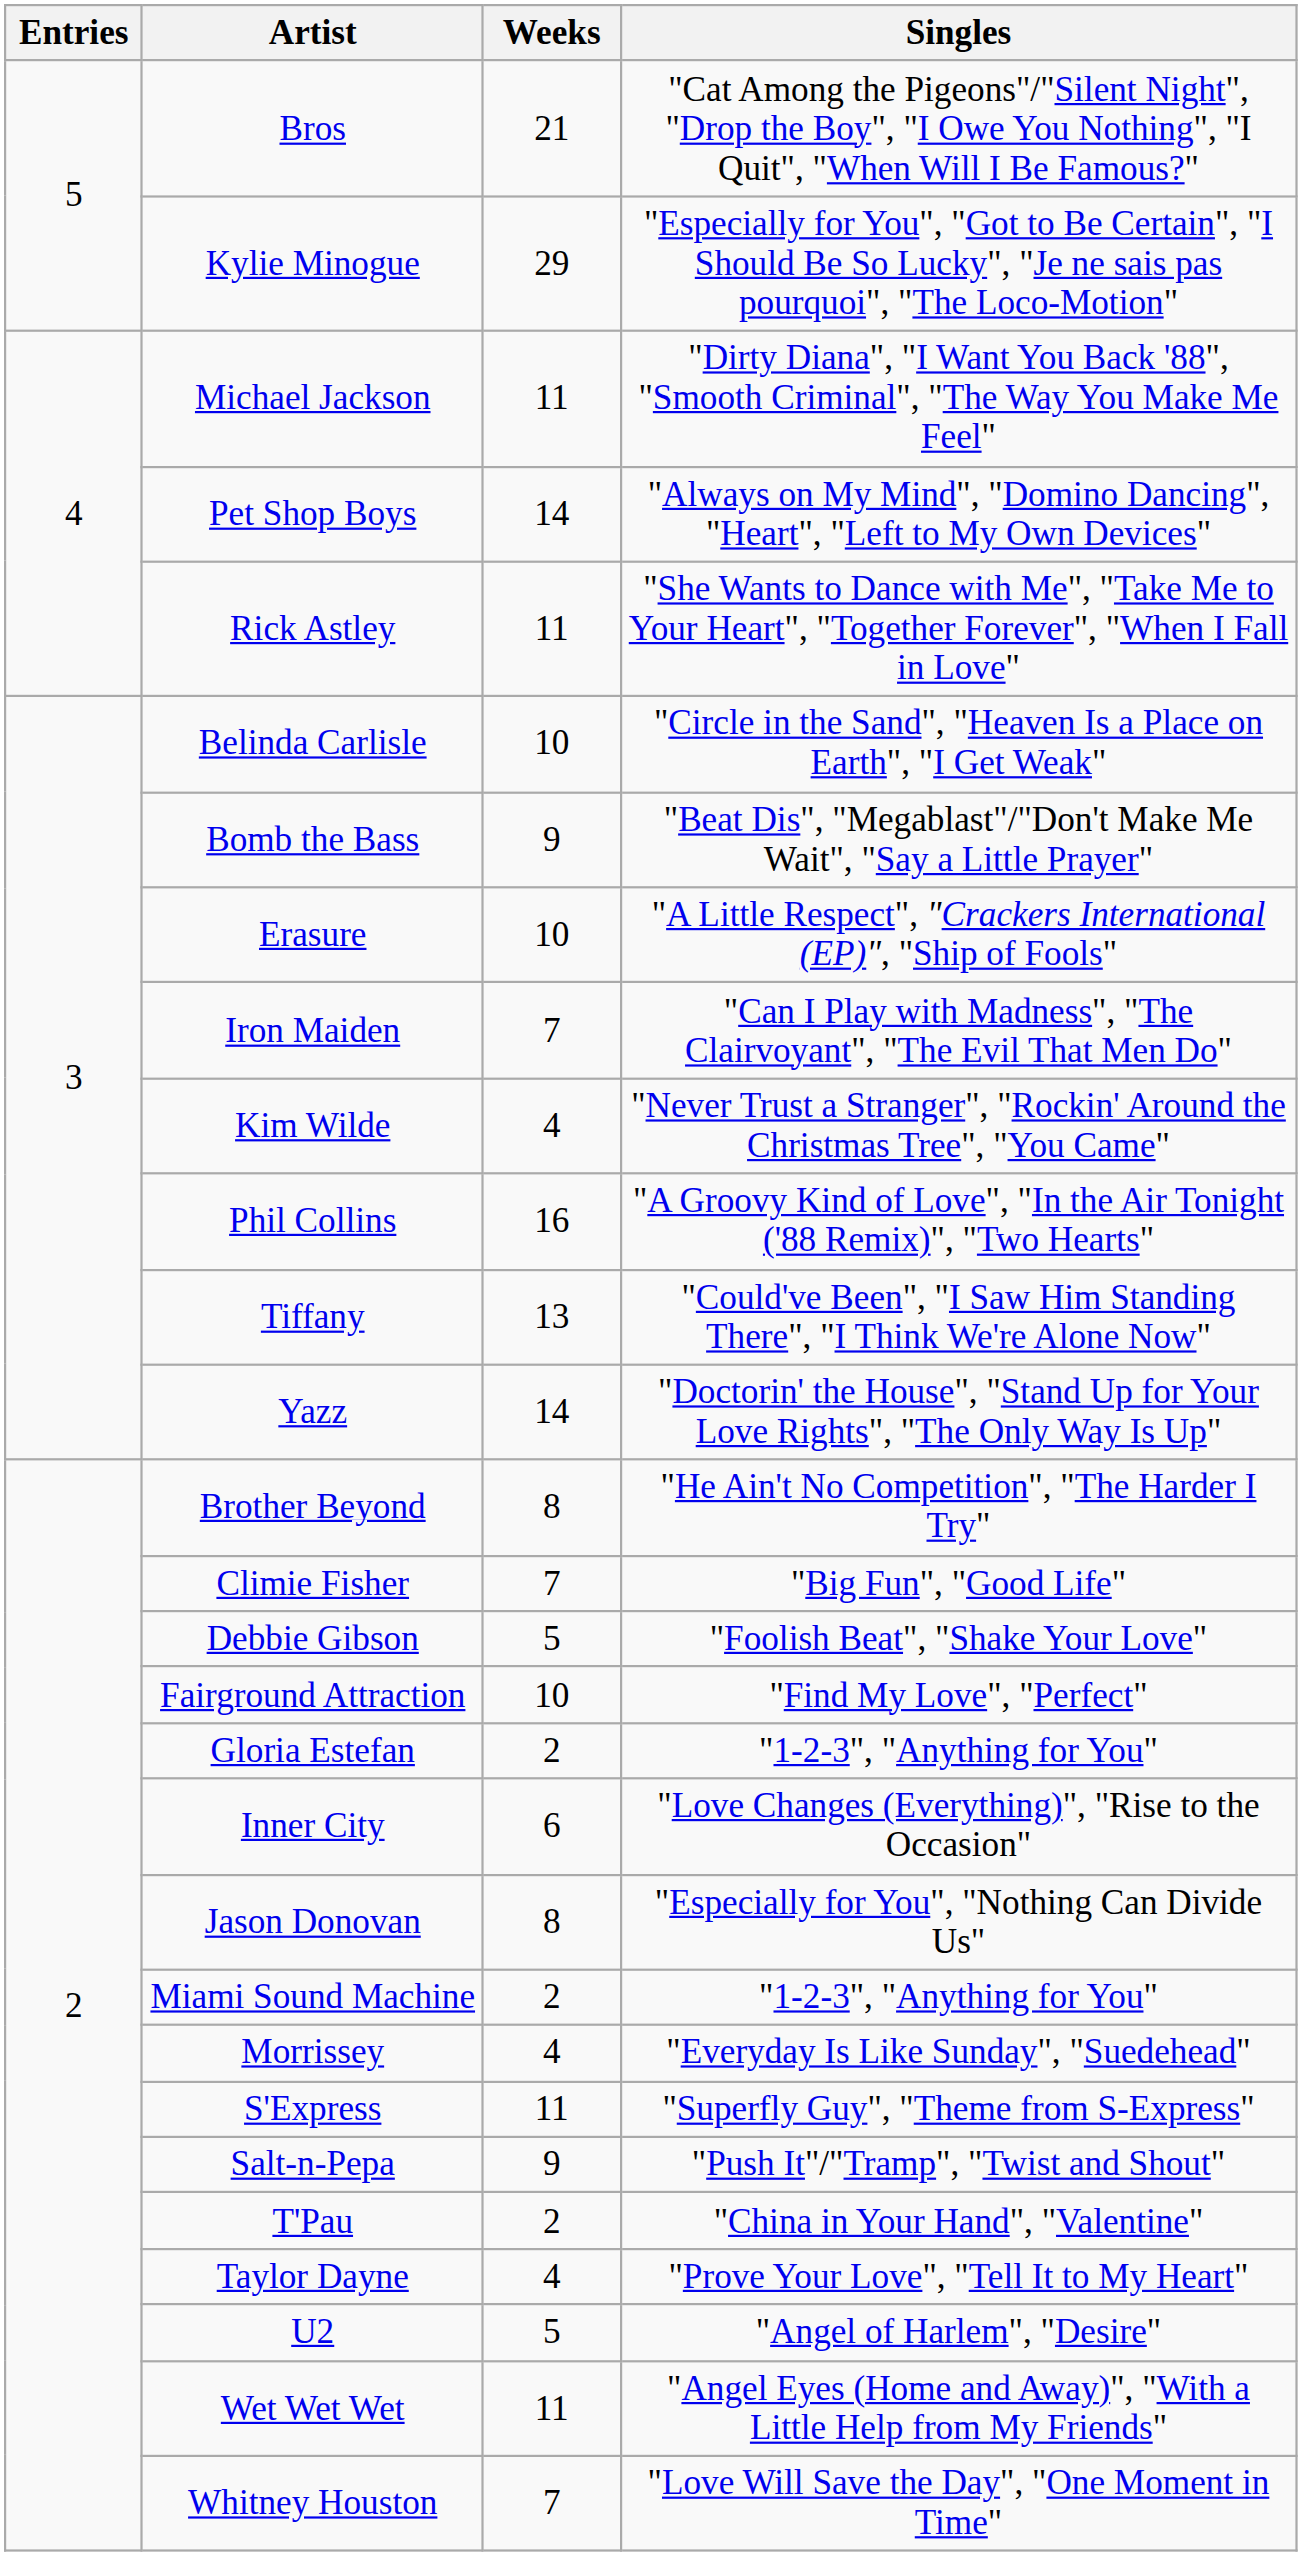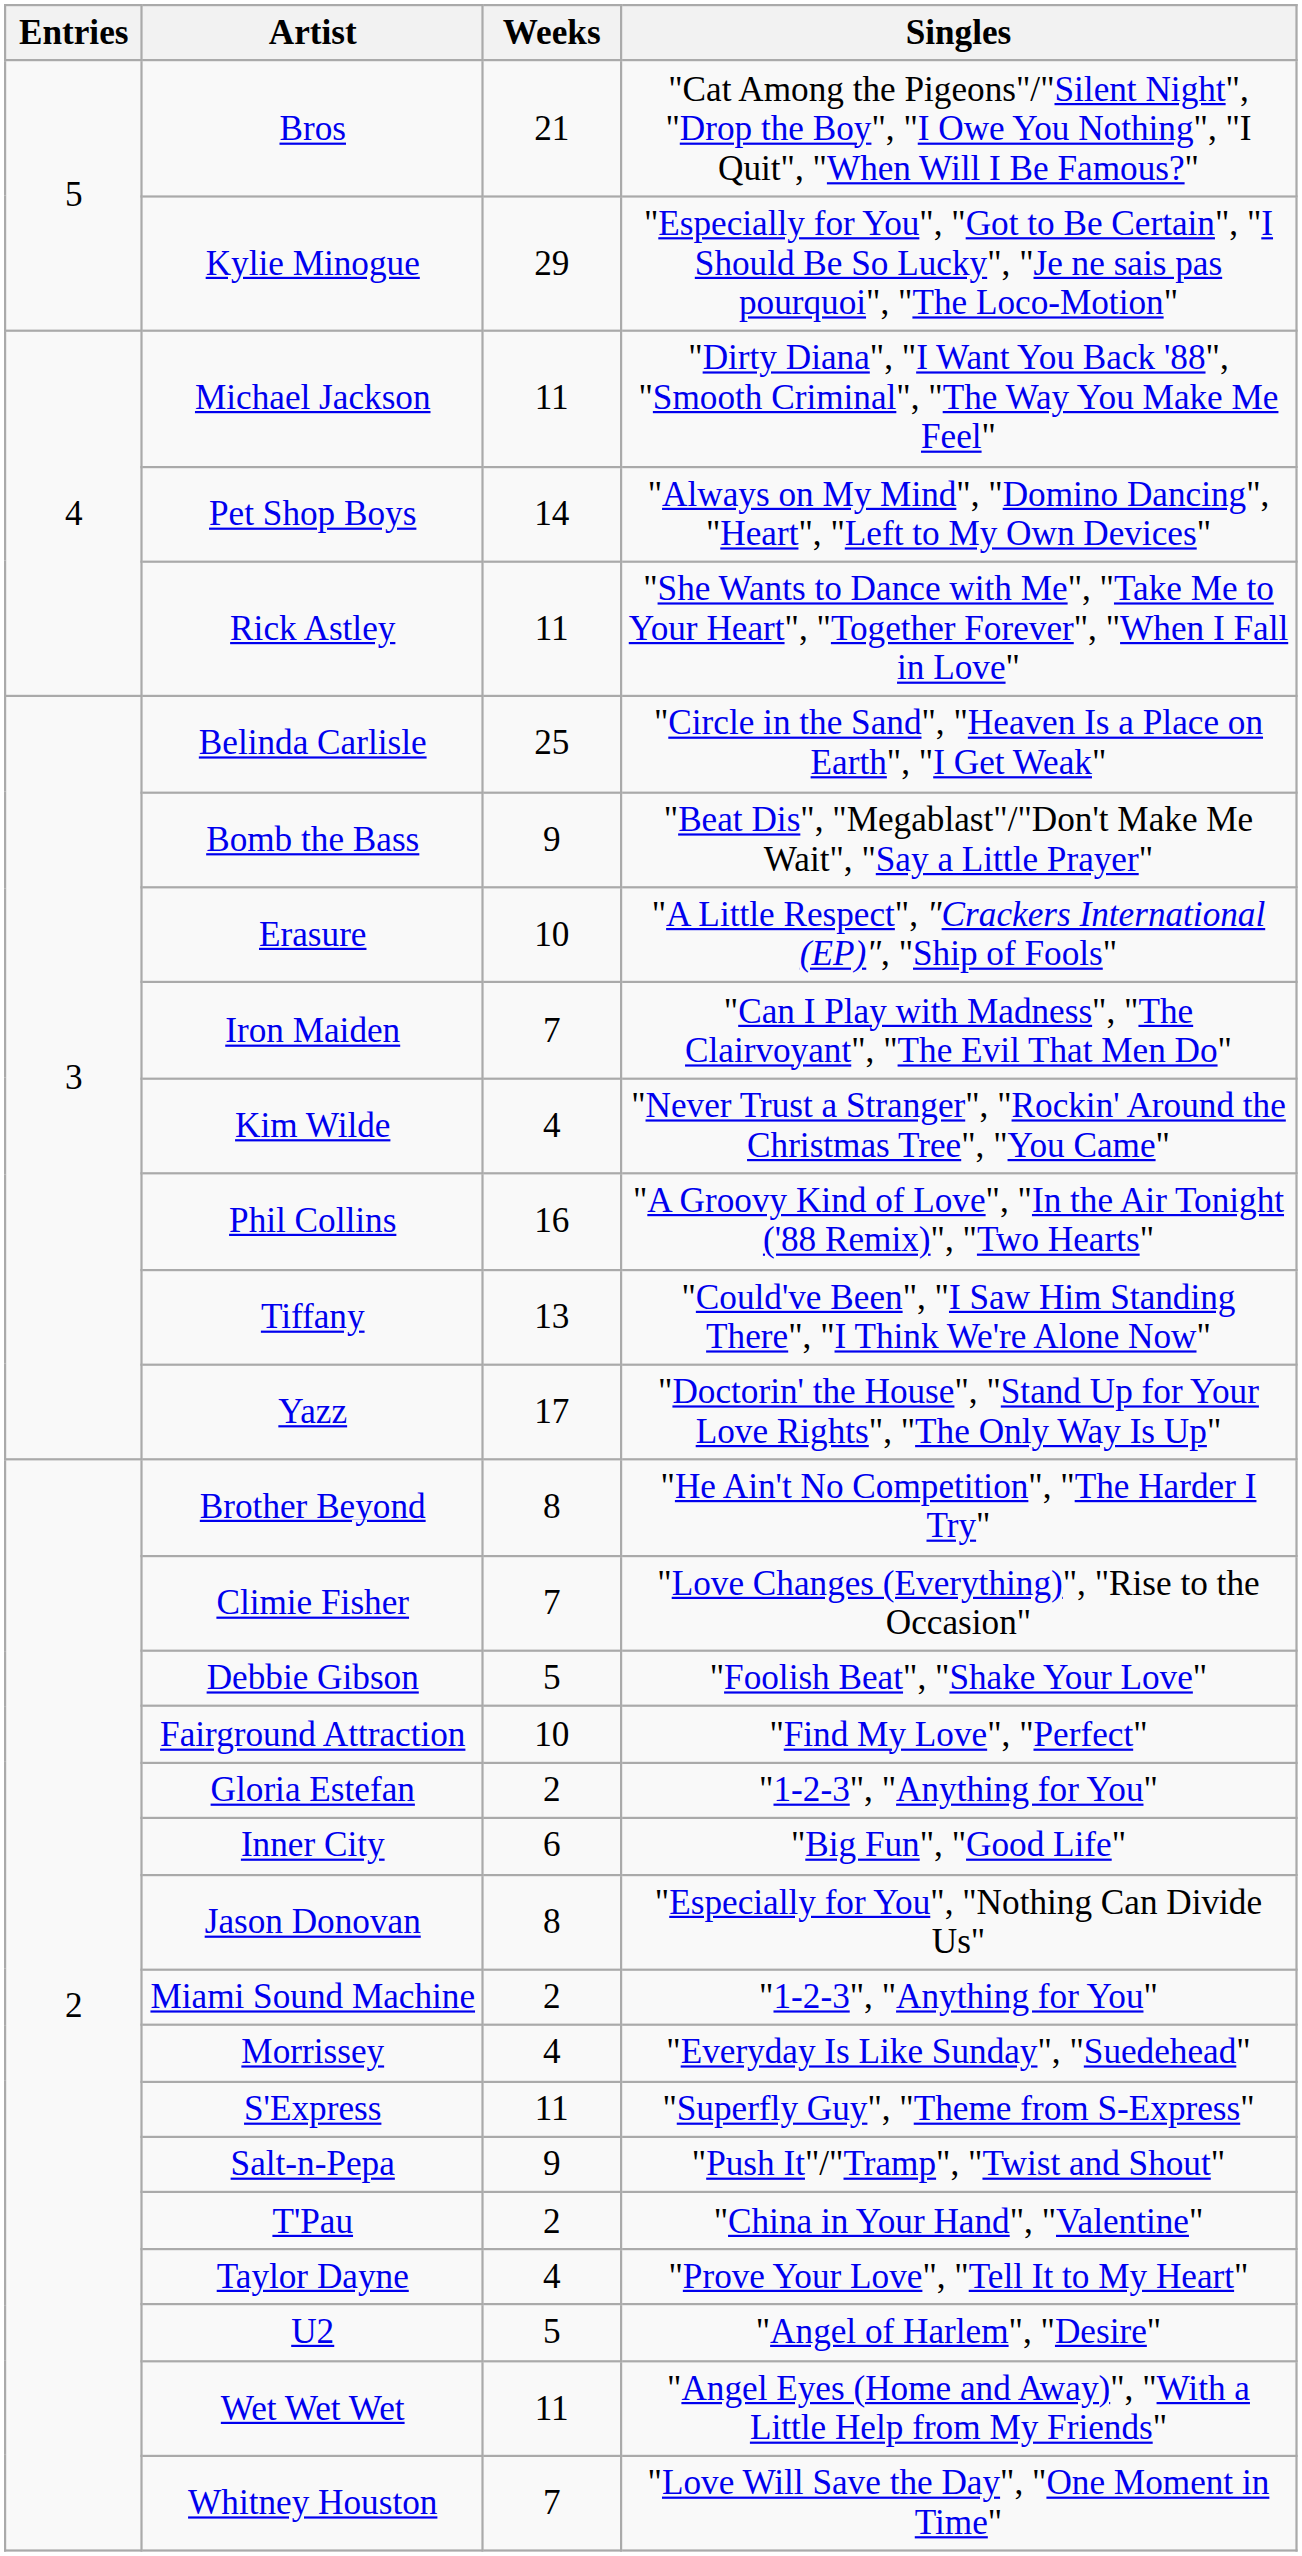(552, 743) 10 -> (552, 743) 25
(552, 1411) 14 -> (552, 1411) 17
(958, 1582) "Big Fun", "Good Life" -> (958, 1602) "Love Changes (Everything)", "Rise to the Occasion"
(958, 1825) "Love Changes (Everything)", "Rise to the Occasion" -> (958, 1845) "Big Fun", "Good Life"
